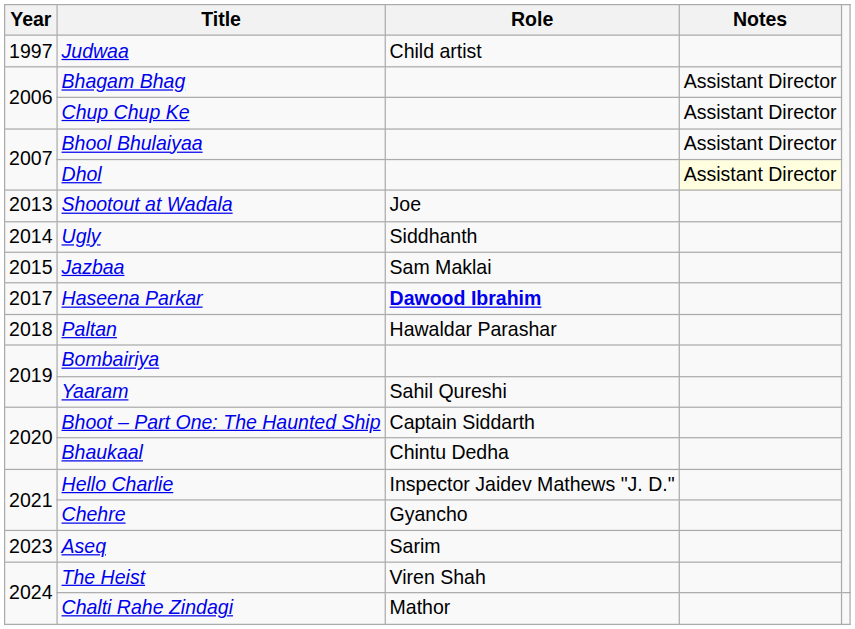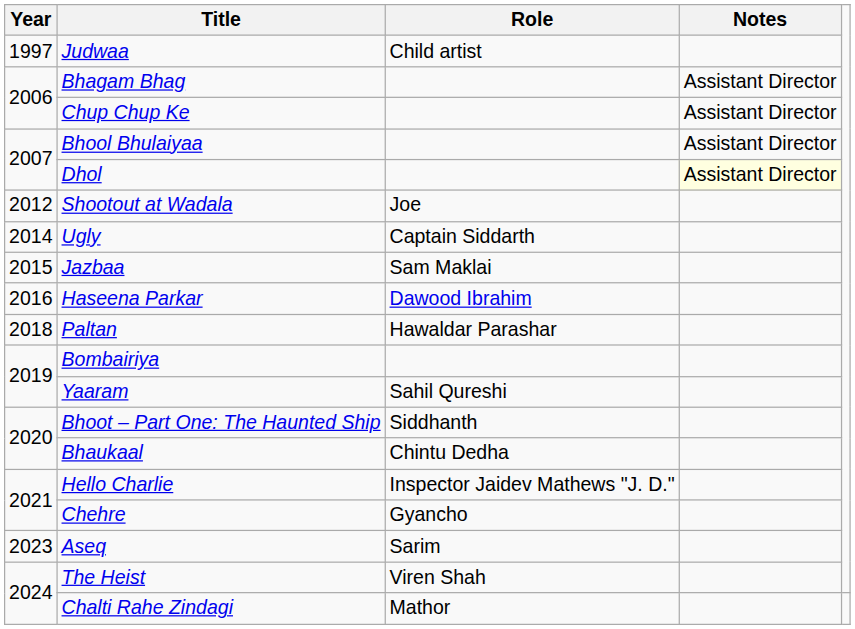(31, 205) 2013 -> (31, 205) 2012
(434, 236) Siddhanth -> (462, 236) Captain Siddarth
(31, 298) 2017 -> (31, 298) 2016
(465, 298) bold -> (461, 298) normal
(462, 422) Captain Siddarth -> (434, 422) Siddhanth
